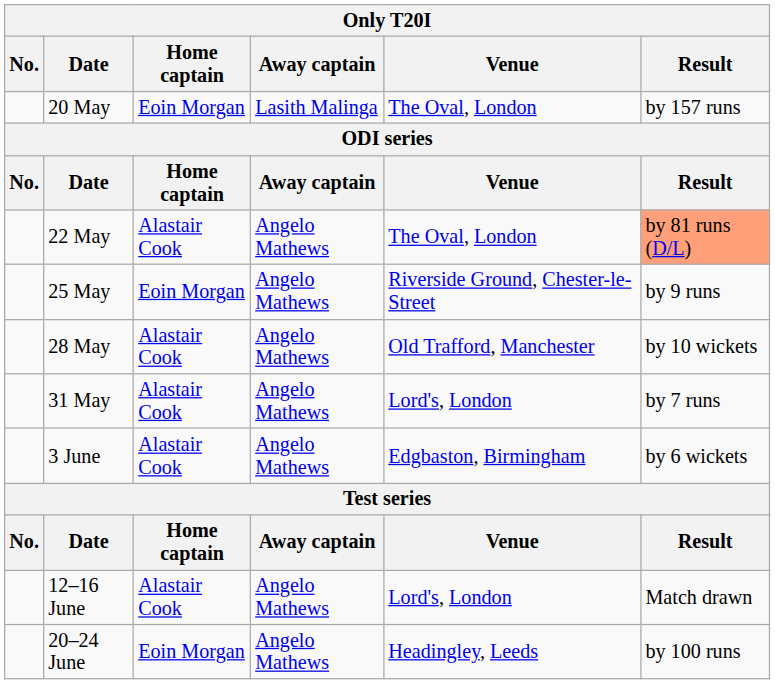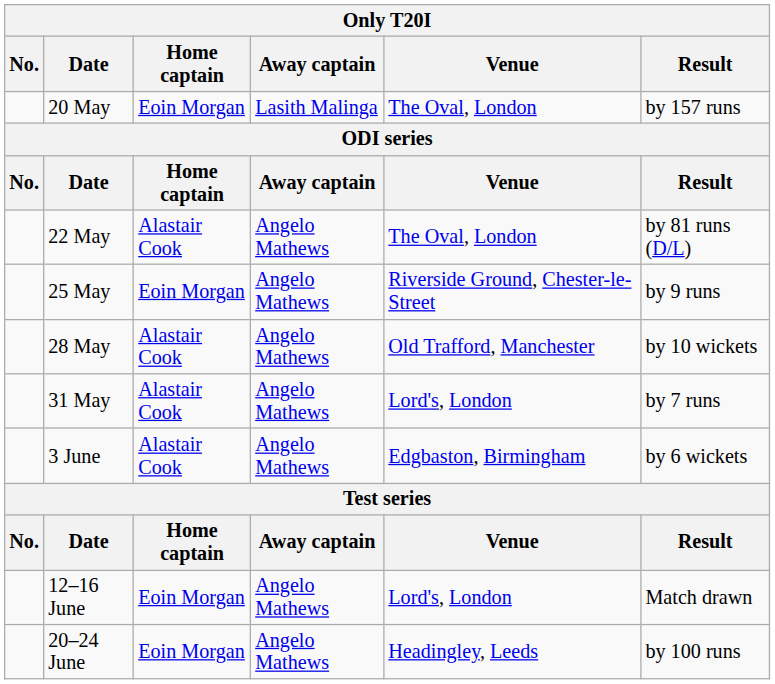(688, 237) lightsalmon background -> (688, 237) no background
(170, 596) Alastair Cook -> (192, 596) Eoin Morgan
